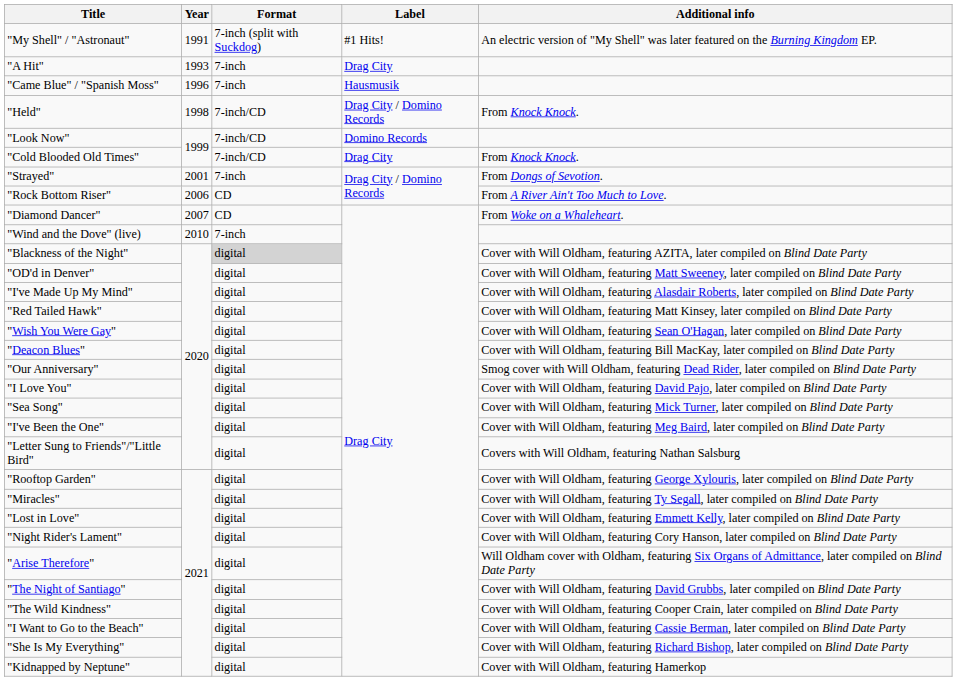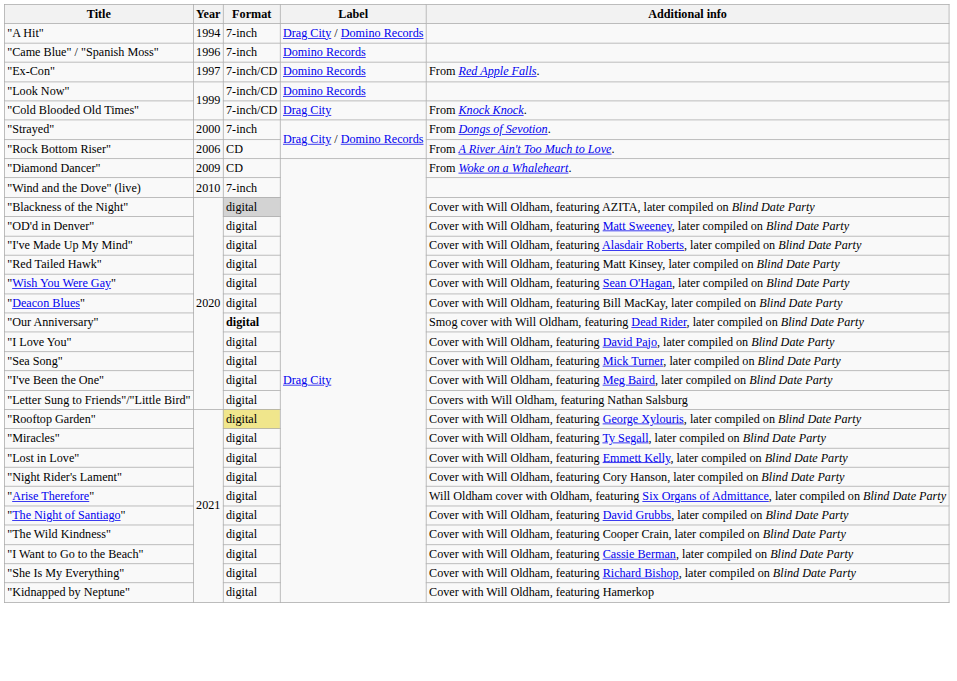- row: (68, 40)
(197, 66) 1993 -> (208, 33) 1994
(368, 66) Drag City -> (353, 33) Drag City / Domino Records
(372, 85) Hausmusik -> (324, 52) Domino Records
+ row: (31, 71)
- row: (24, 111)
(197, 176) 2001 -> (208, 129) 2000
(197, 215) 2007 -> (208, 168) 2009
(230, 369) normal -> (243, 322) bold
(230, 479) no background -> (242, 419) khaki background
